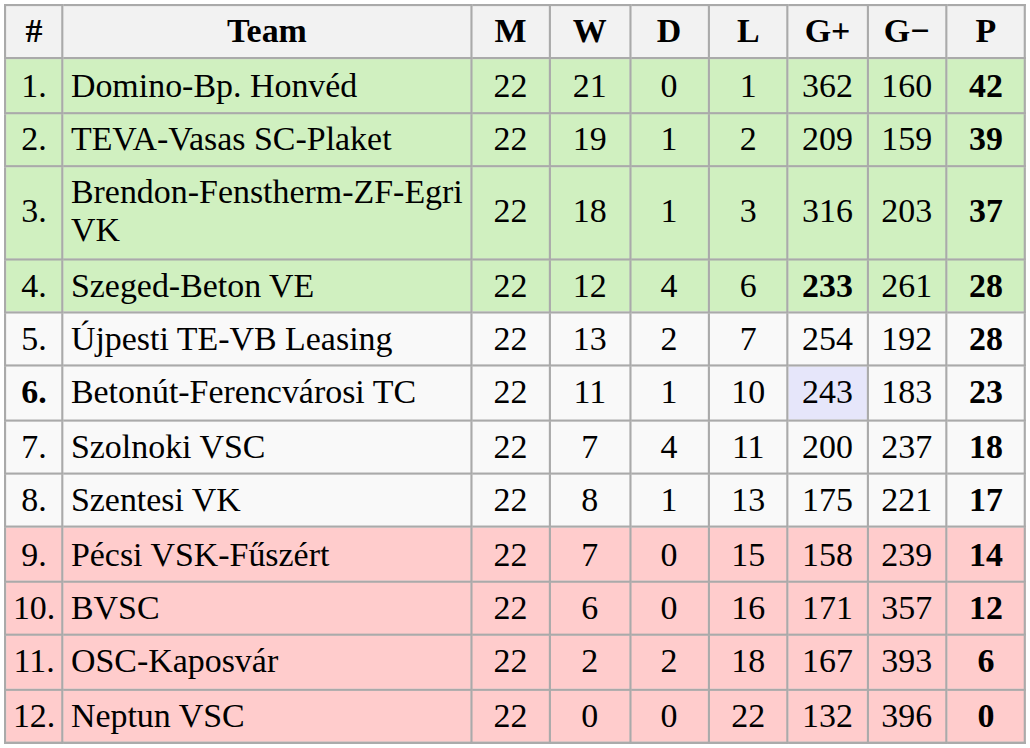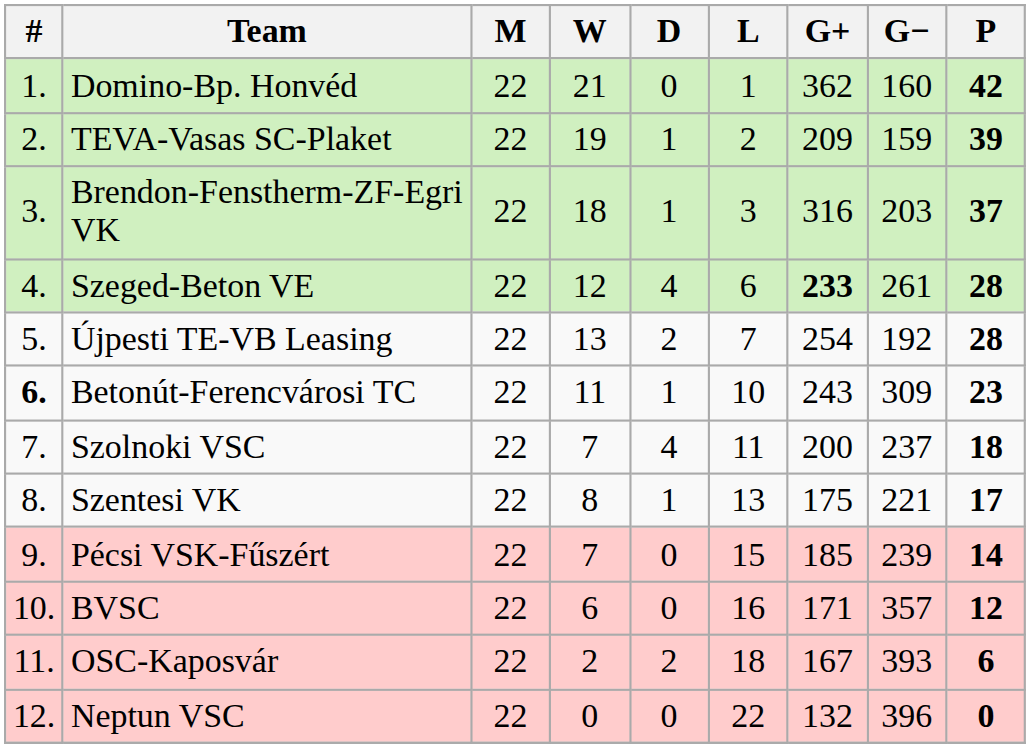(827, 392) lavender background -> (827, 392) no background
(907, 392) 183 -> (907, 392) 309
(827, 553) 158 -> (827, 553) 185
